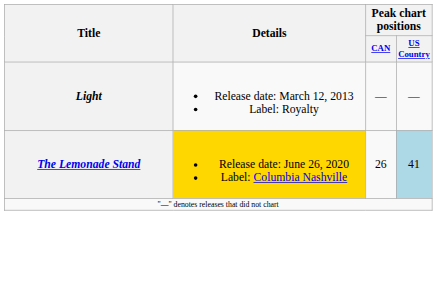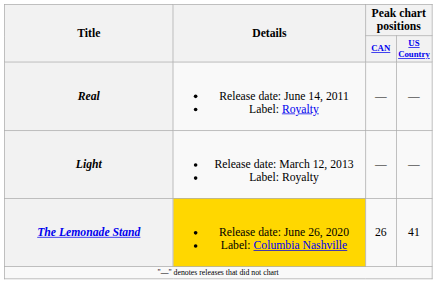+ row: (89, 96)
(414, 164) lightblue background -> (414, 232) no background
